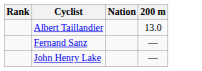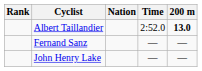+ column: (153, 12)
(153, 27) normal -> (182, 27) bold
